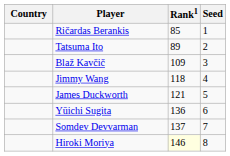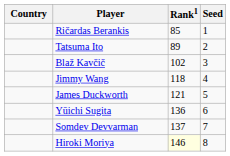(178, 63) 109 -> (178, 63) 102
